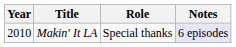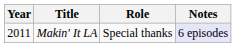(19, 33) 2010 -> (19, 33) 2011
